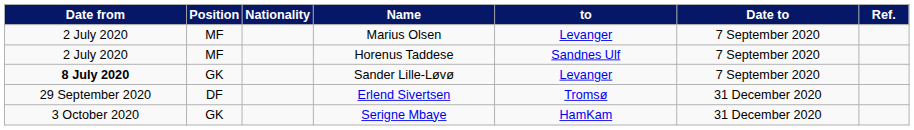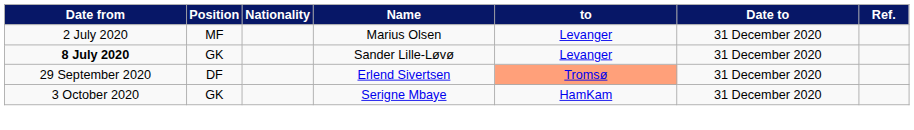(768, 35) 7 September 2020 -> (768, 35) 31 December 2020
- row: (404, 55)
(768, 75) 7 September 2020 -> (768, 55) 31 December 2020
(586, 95) no background -> (586, 75) lightsalmon background
